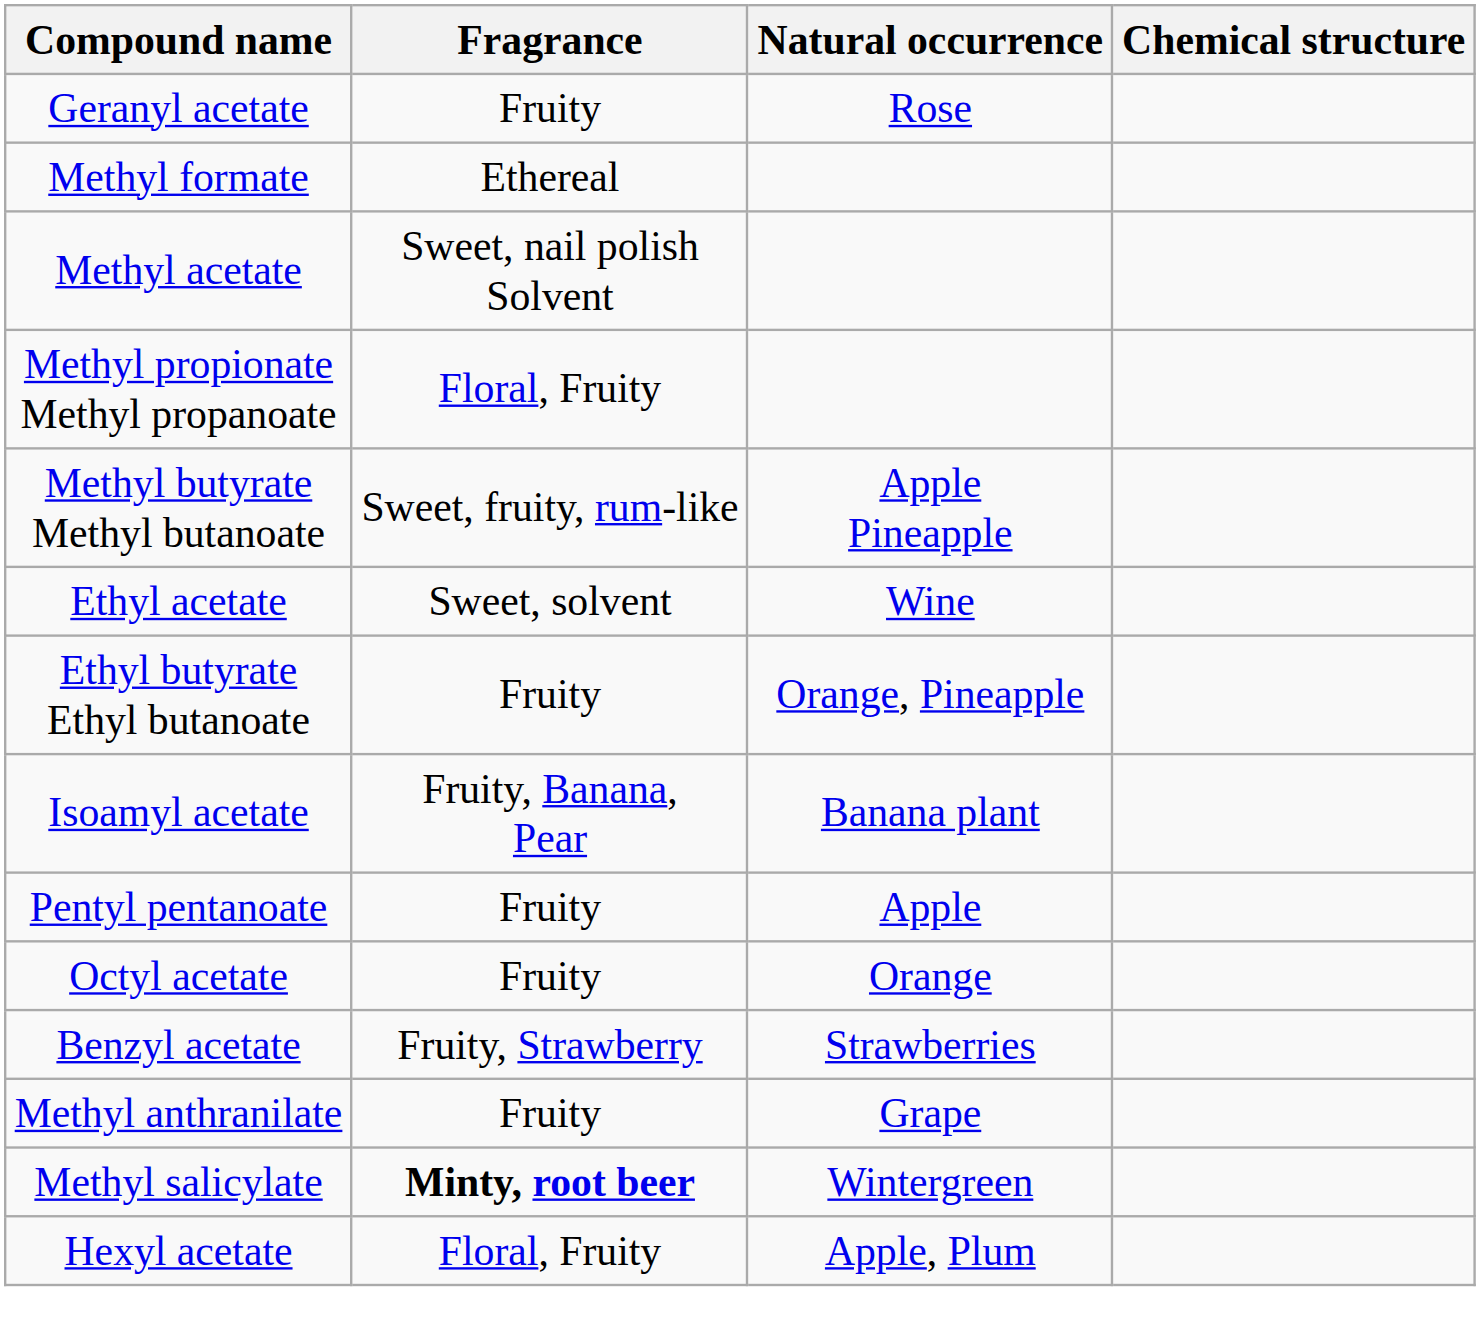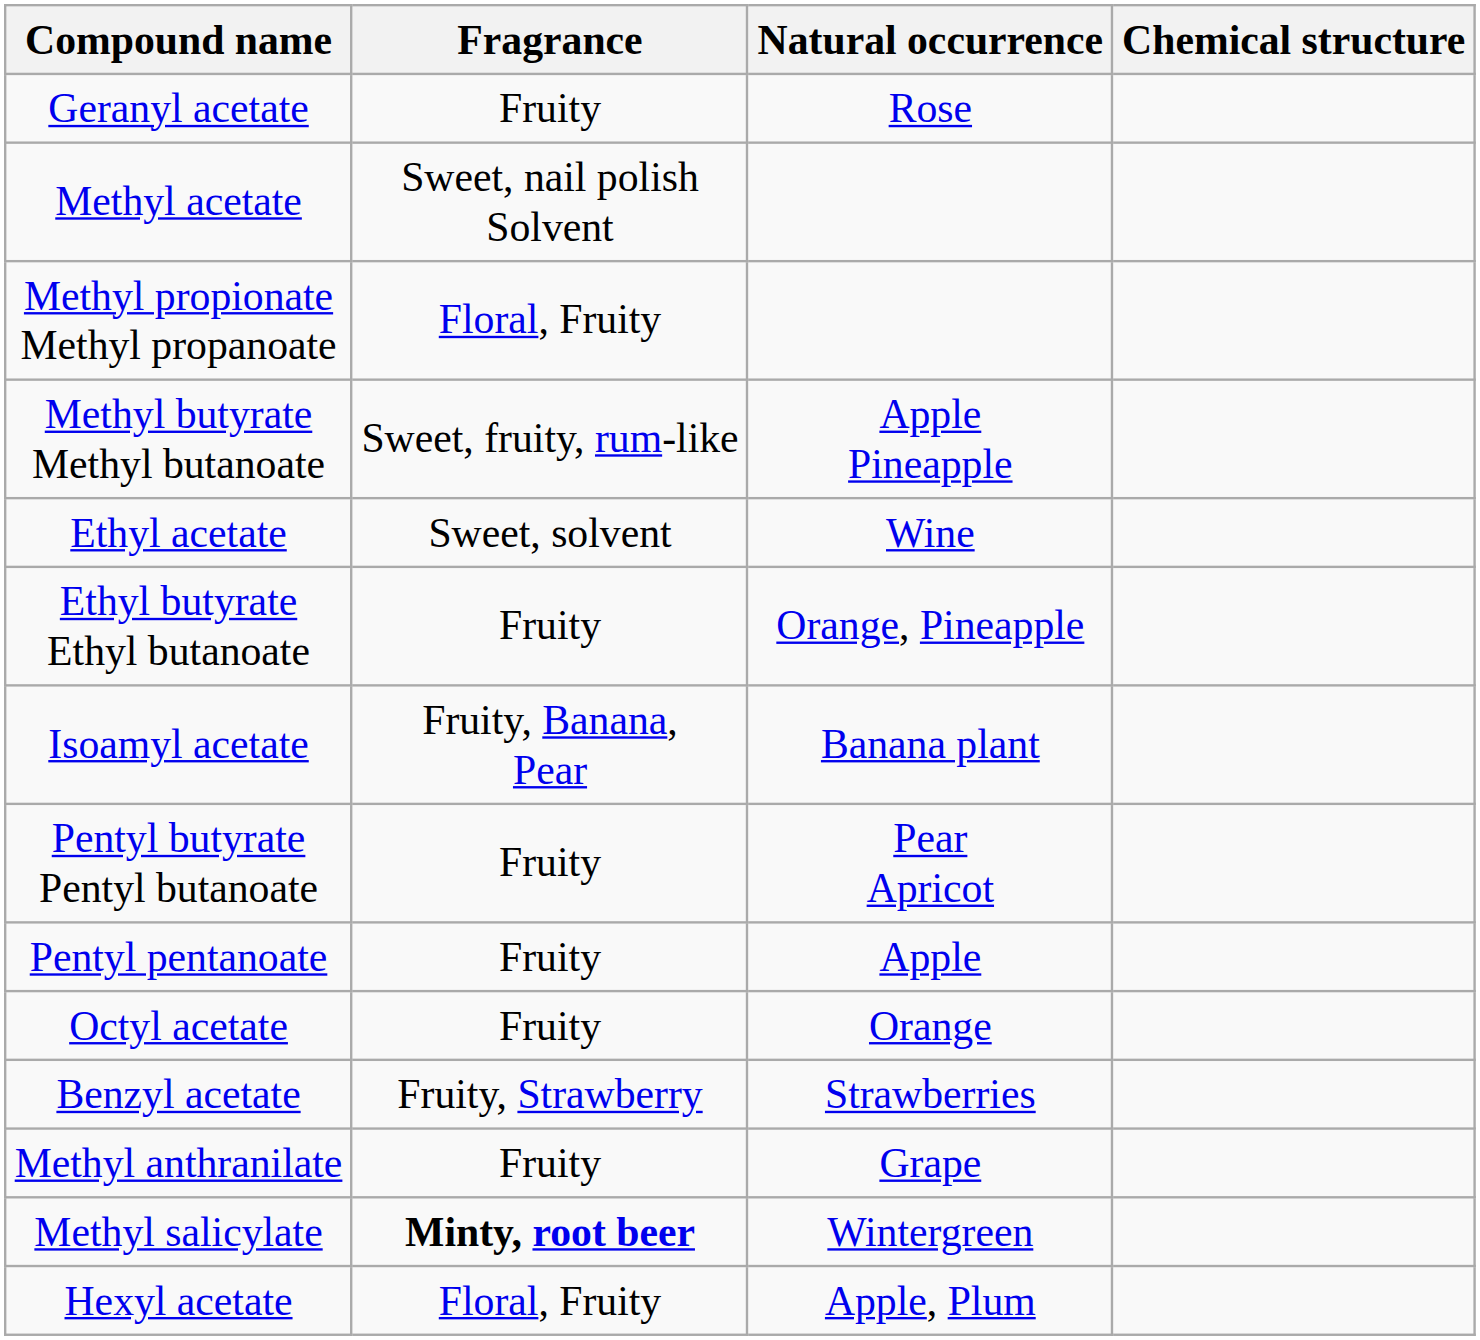- row: (179, 176)
+ row: (179, 862)
